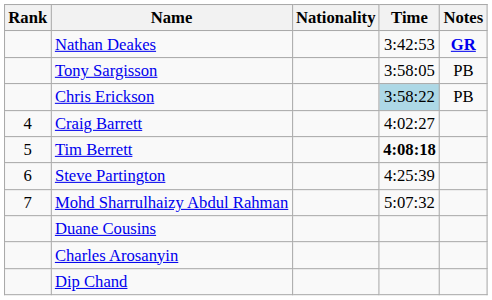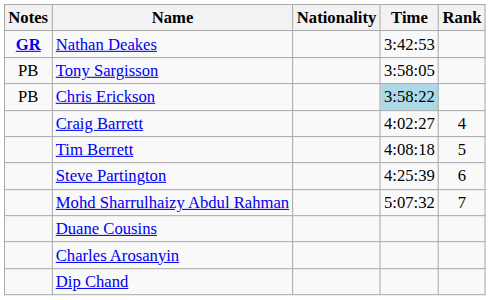columns swapped: (28, 17) <-> (463, 17)
(409, 149) bold -> (409, 149) normal
